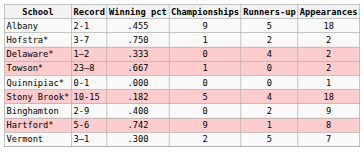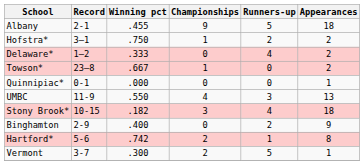(81, 40) 3-7 -> (81, 40) 3–1
+ row: (17, 97)
(205, 97) 5 -> (205, 111) 3
(205, 125) 9 -> (205, 139) 2
(81, 139) 3–1 -> (81, 153) 3-7
(329, 139) 7 -> (329, 153) 1
